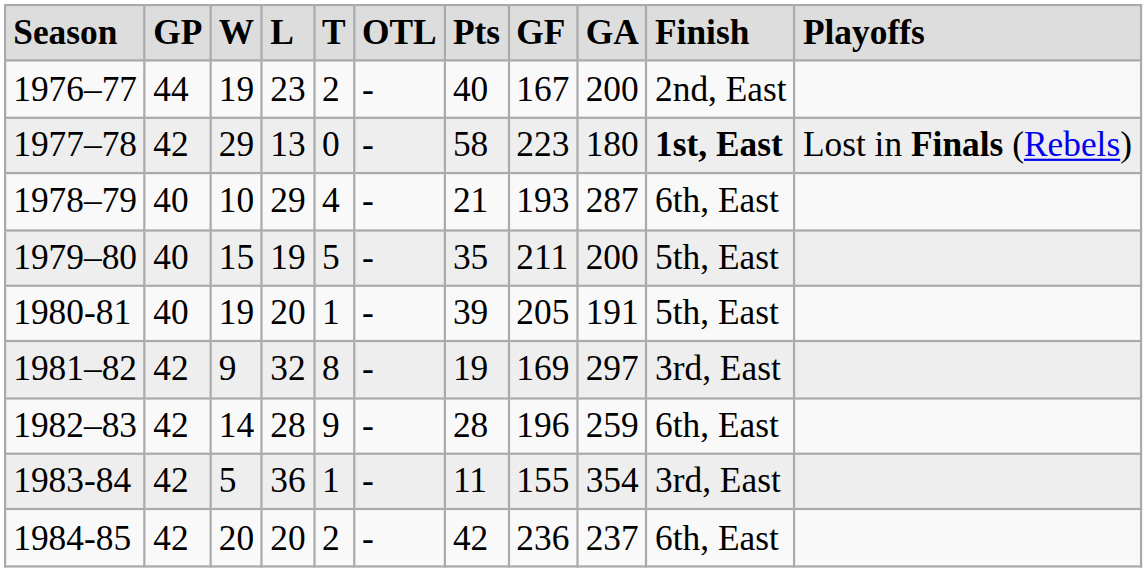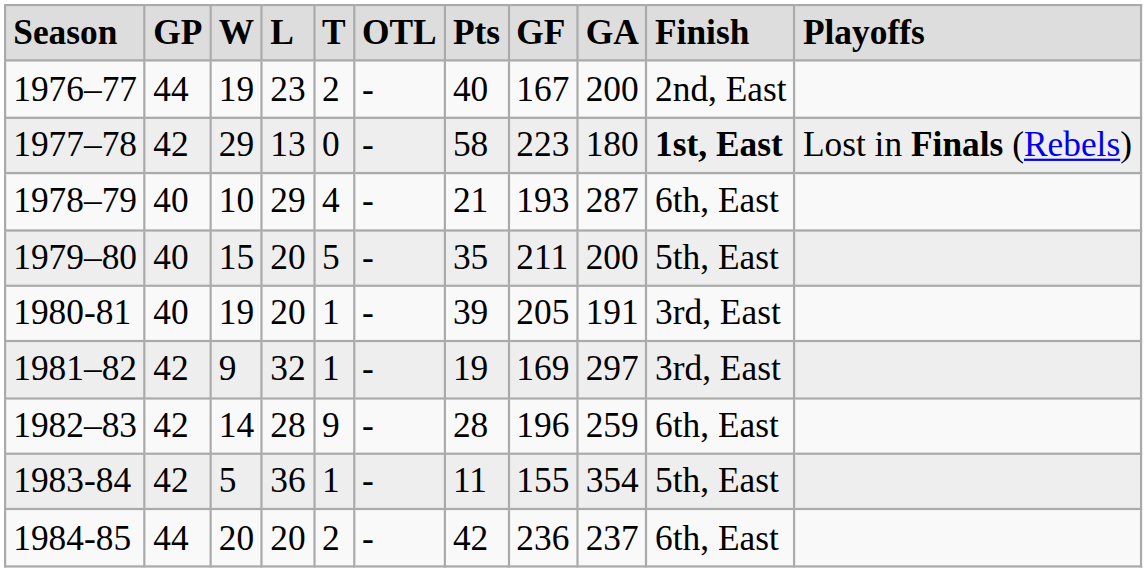(288, 256) 19 -> (288, 256) 20
(717, 312) 5th, East -> (718, 312) 3rd, East
(331, 369) 8 -> (331, 369) 1
(718, 481) 3rd, East -> (717, 481) 5th, East
(171, 537) 42 -> (171, 537) 44
